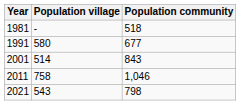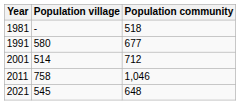(133, 60) 843 -> (133, 60) 712
(42, 92) 543 -> (42, 92) 545
(133, 92) 798 -> (133, 92) 648
